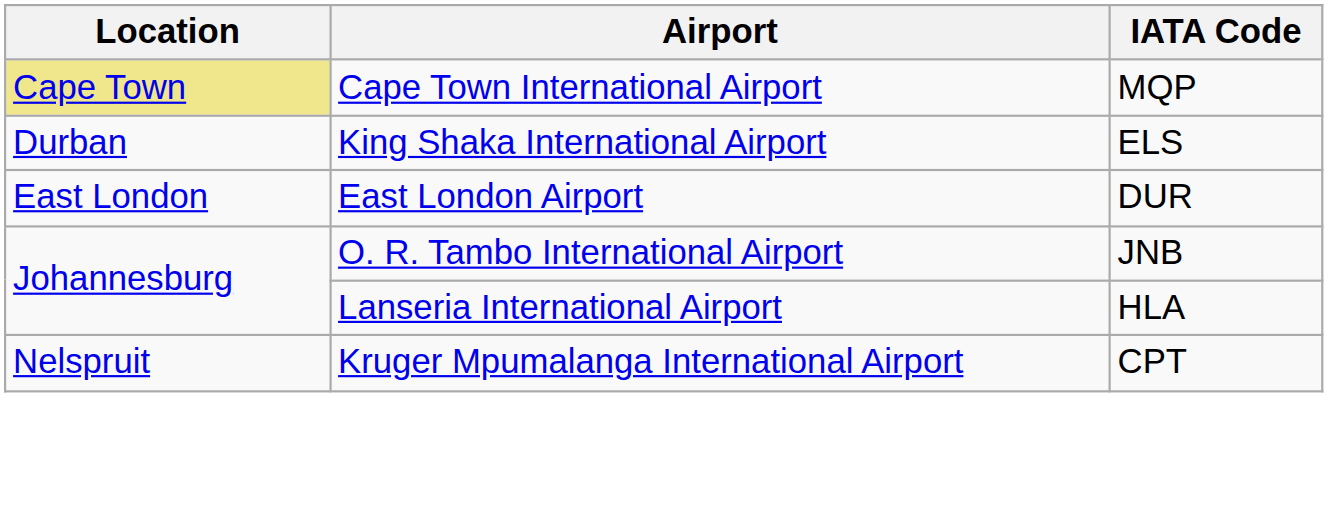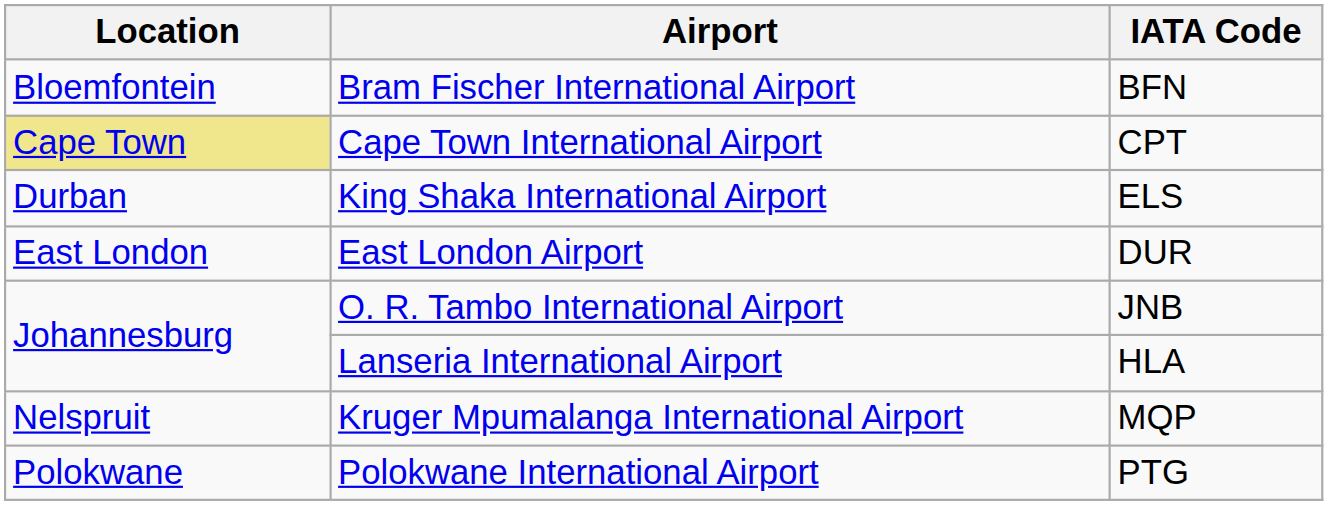+ row: (597, 87)
(1157, 87) MQP -> (1152, 142) CPT
(1152, 362) CPT -> (1157, 417) MQP
+ row: (578, 472)
